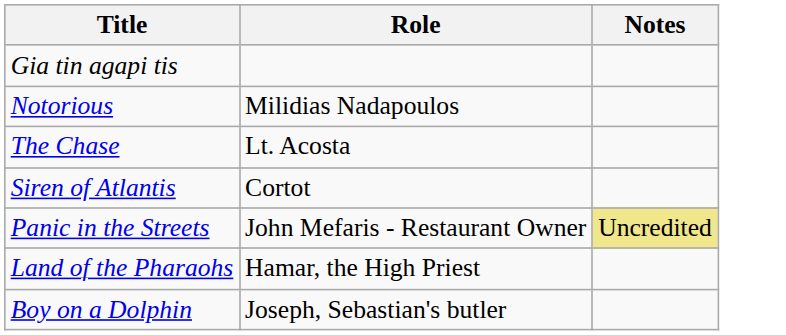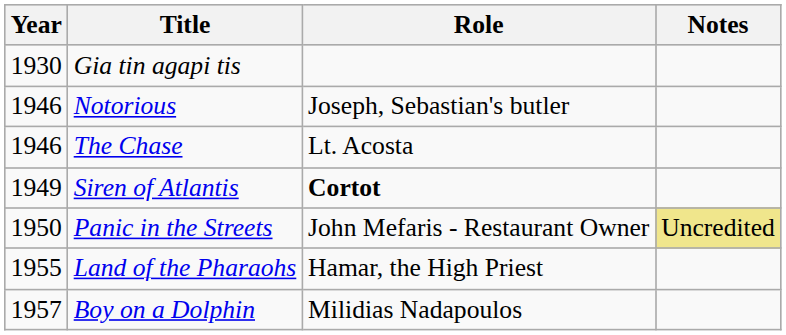+ column: (36, 24)
(352, 106) Milidias Nadapoulos -> (439, 106) Joseph, Sebastian's butler
(278, 187) normal -> (344, 187) bold
(376, 308) Joseph, Sebastian's butler -> (415, 308) Milidias Nadapoulos
